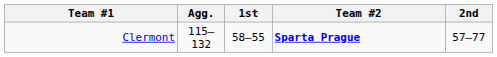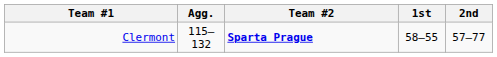columns swapped: (359, 13) <-> (248, 13)
